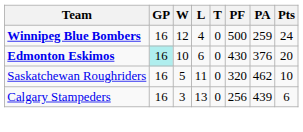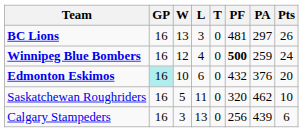+ row: (33, 35)
(237, 35) normal -> (237, 56) bold
(237, 56) 430 -> (237, 76) 432
